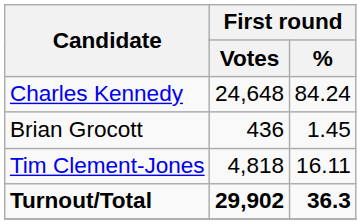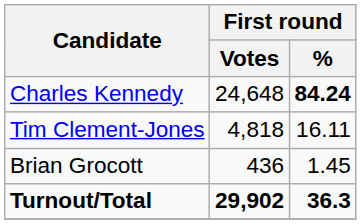(323, 93) normal -> (323, 93) bold
rows swapped: (107, 165) <-> (76, 129)
